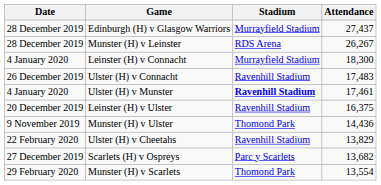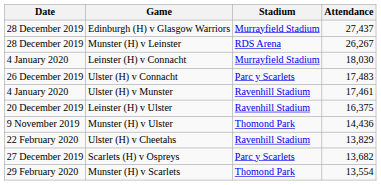(360, 60) 18,300 -> (360, 60) 18,030
(272, 76) Ravenhill Stadium -> (265, 76) Parc y Scarlets
(275, 92) bold -> (272, 92) normal
